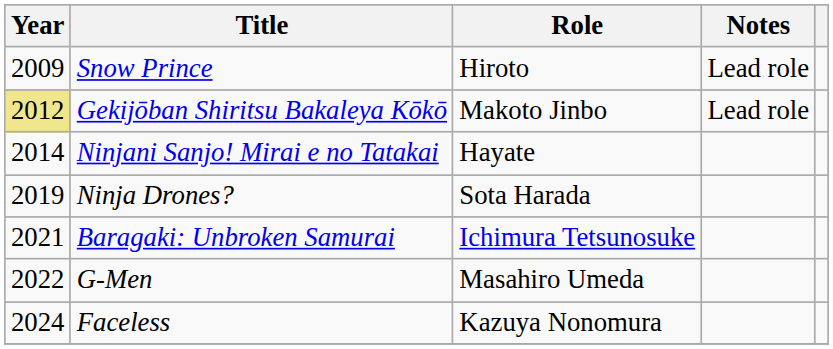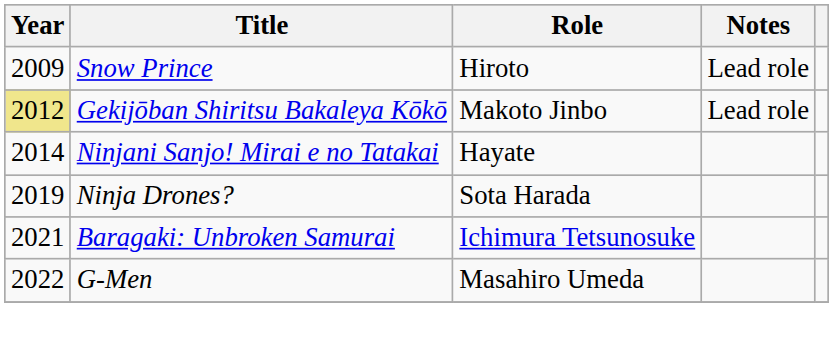- row: (123, 322)
